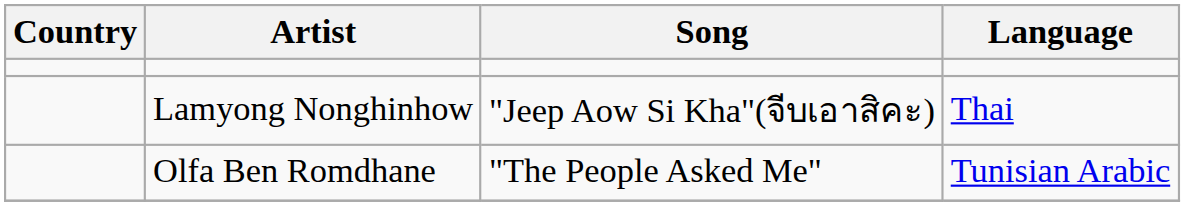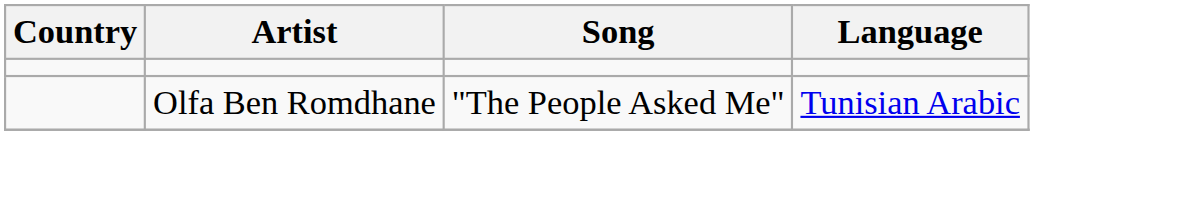- row: (313, 109)
